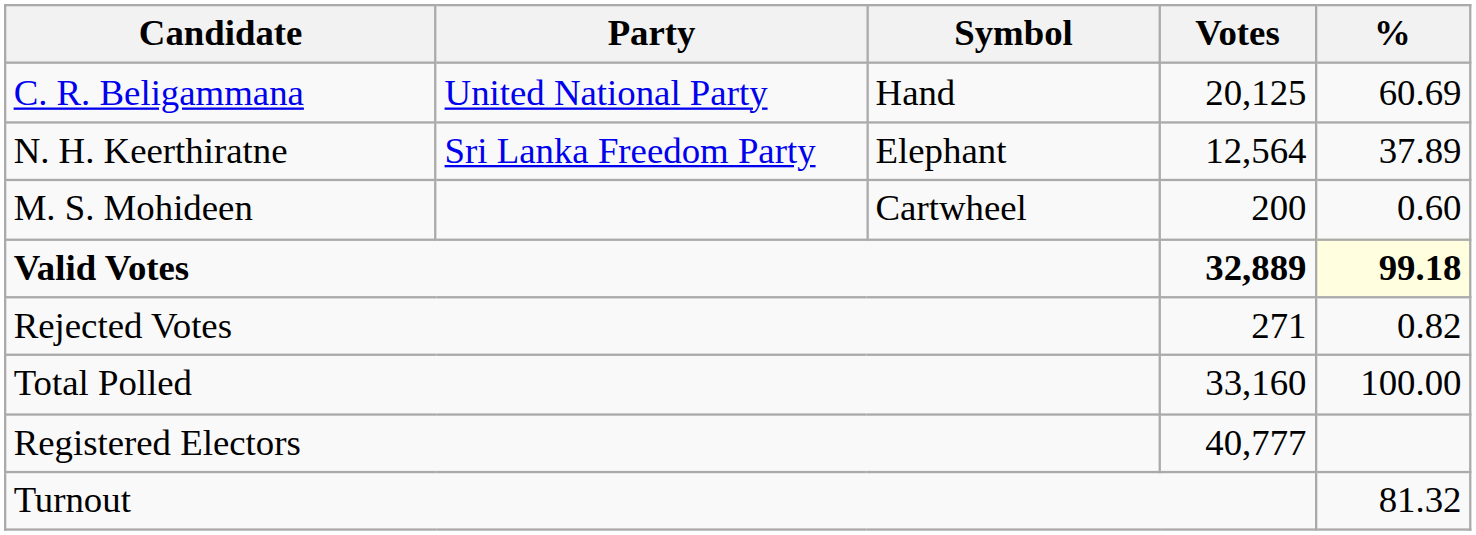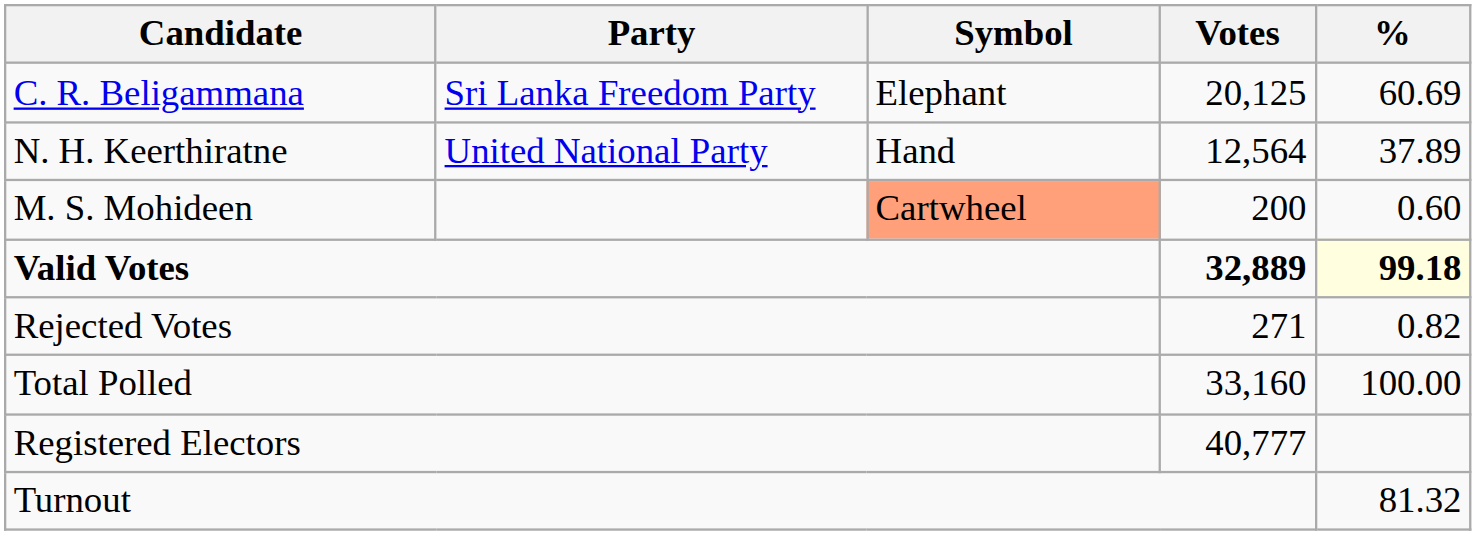(606, 92) United National Party -> (630, 92) Sri Lanka Freedom Party
(915, 92) Hand -> (941, 92) Elephant
(630, 150) Sri Lanka Freedom Party -> (606, 150) United National Party
(941, 150) Elephant -> (915, 150) Hand
(951, 208) no background -> (951, 208) lightsalmon background
